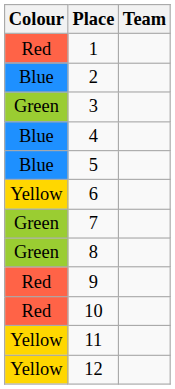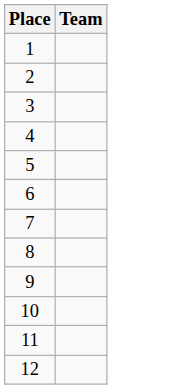- column: (36, 19)
